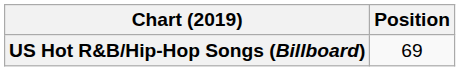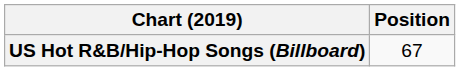(412, 50) 69 -> (412, 50) 67
